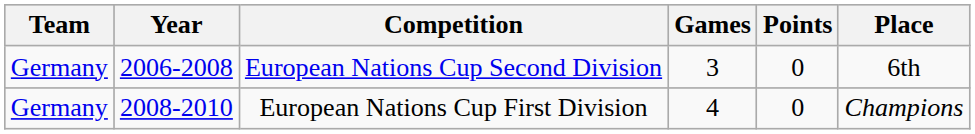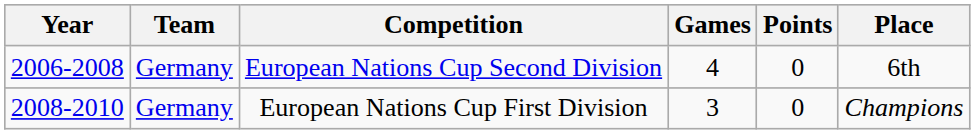columns swapped: (176, 25) <-> (59, 25)
(713, 66) 3 -> (713, 66) 4
(713, 107) 4 -> (713, 107) 3
